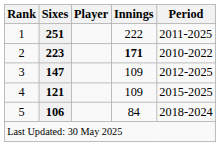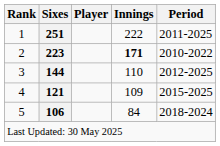(55, 72) 147 -> (55, 72) 144
(134, 72) 109 -> (134, 72) 110
